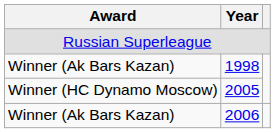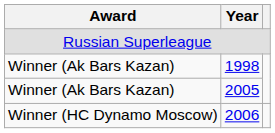(113, 90) Winner (HC Dynamo Moscow) -> (91, 90) Winner (Ak Bars Kazan)
(91, 115) Winner (Ak Bars Kazan) -> (113, 115) Winner (HC Dynamo Moscow)
